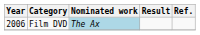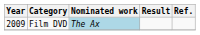(16, 24) 2006 -> (16, 24) 2009
